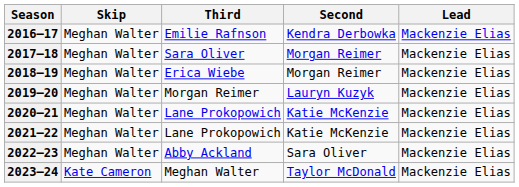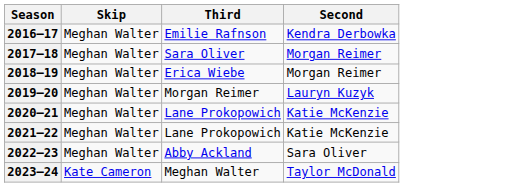- column: (456, 14)
